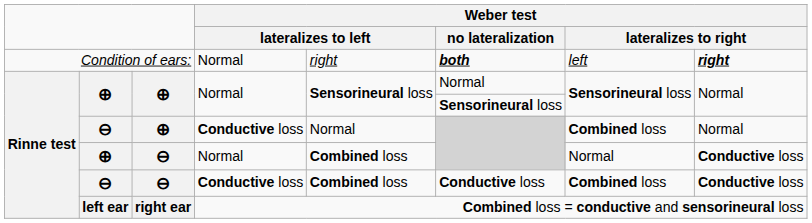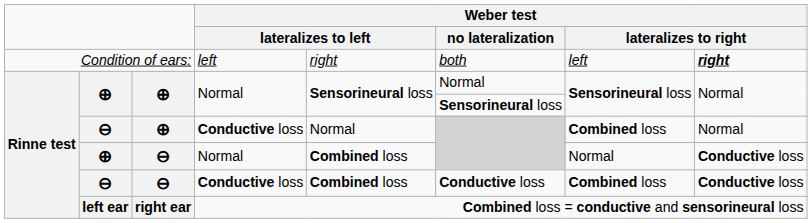(220, 60) Normal -> (207, 60) left
(454, 60) bold -> (453, 60) normal
